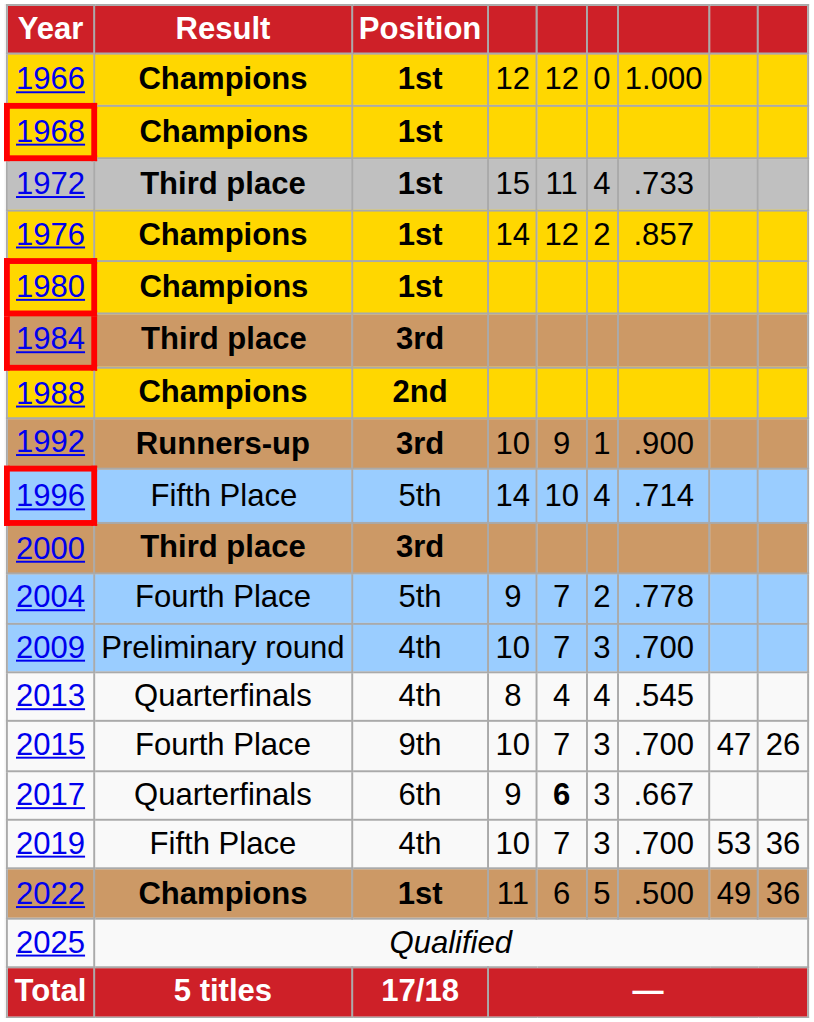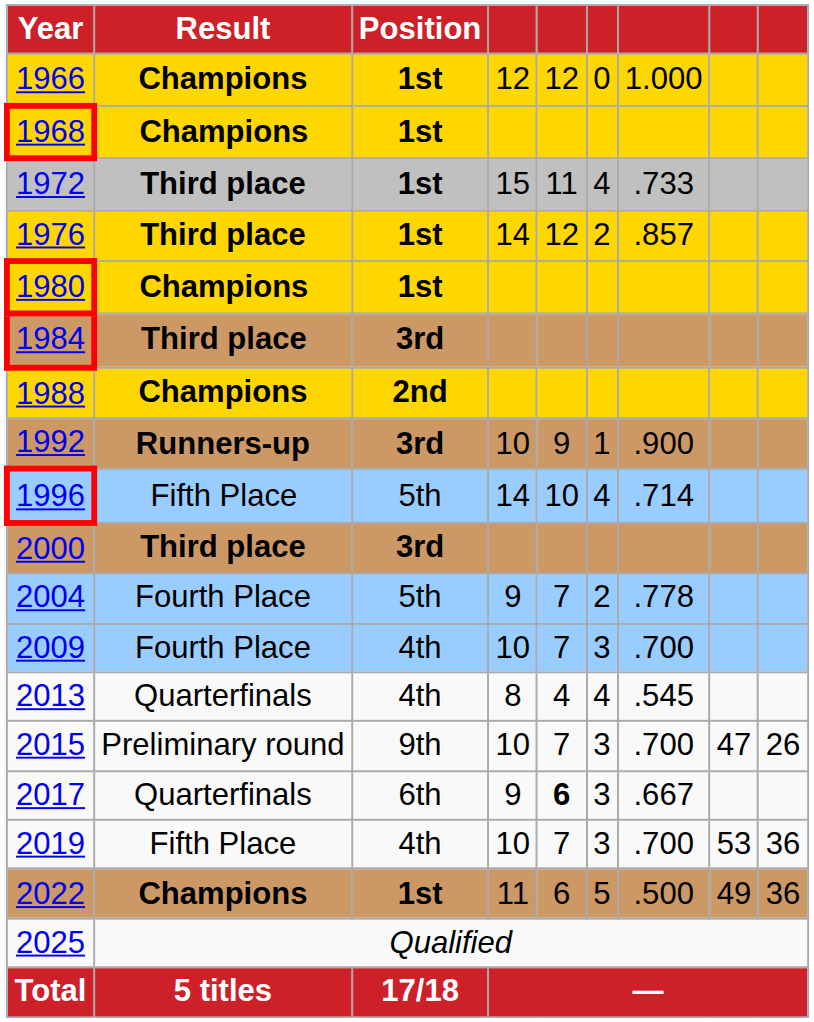(223, 234) Champions -> (223, 234) Third place
(223, 647) Preliminary round -> (223, 647) Fourth Place
(223, 745) Fourth Place -> (223, 745) Preliminary round
